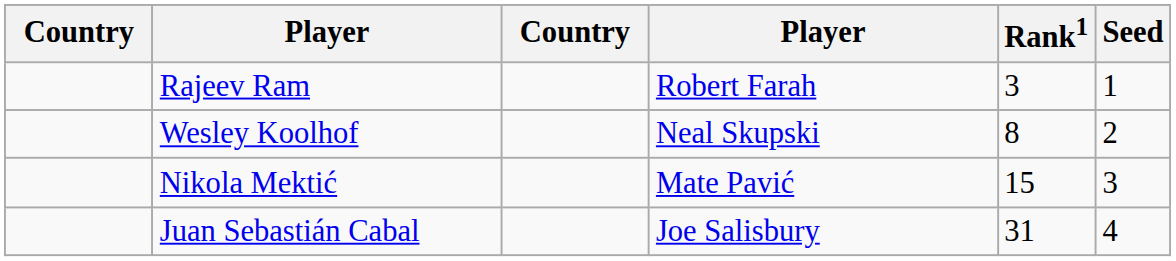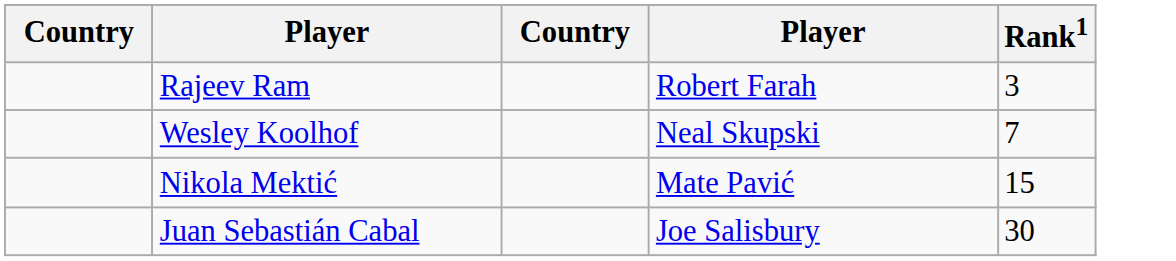- column: (1133, 32)
(1012, 133) 8 -> (1012, 133) 7
(1020, 230) 31 -> (1020, 230) 30
